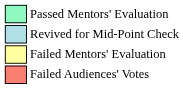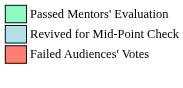- row: (98, 54)
